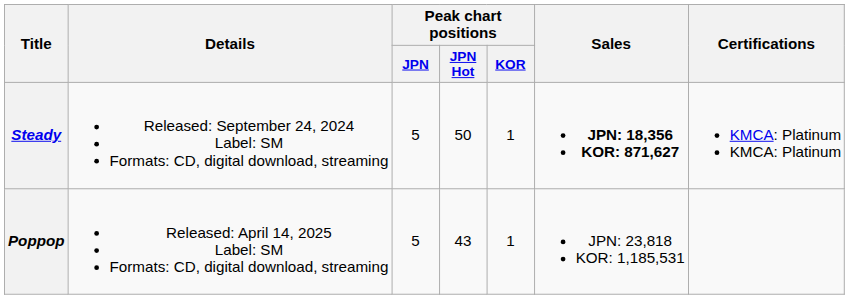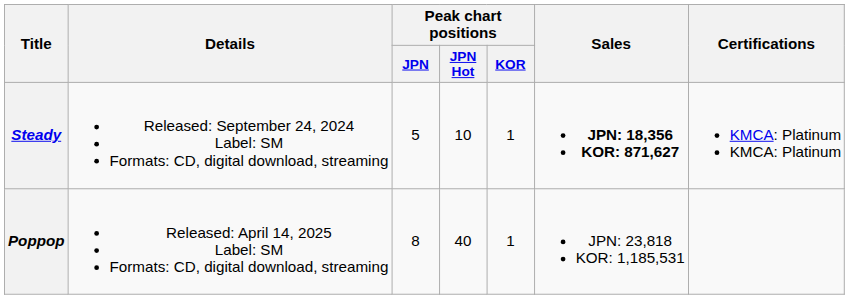(463, 135) 50 -> (463, 135) 10
(416, 241) 5 -> (416, 241) 8
(463, 241) 43 -> (463, 241) 40
